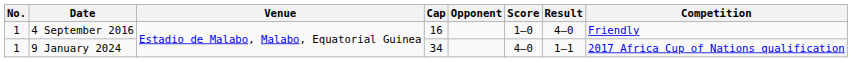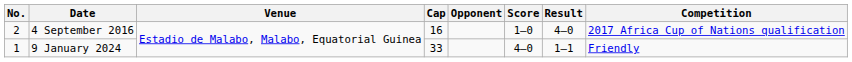(17, 30) 1 -> (17, 30) 2
(614, 30) Friendly -> (716, 30) 2017 Africa Cup of Nations qualification
(436, 48) 34 -> (436, 48) 33
(716, 48) 2017 Africa Cup of Nations qualification -> (614, 48) Friendly
